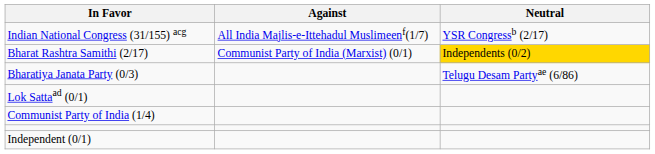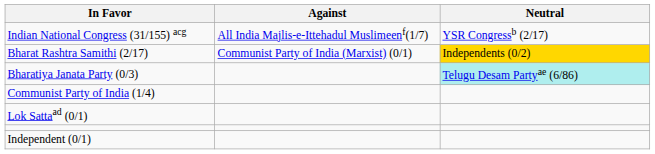(510, 74) no background -> (510, 74) paleturquoise background
rows swapped: (81, 115) <-> (47, 95)
